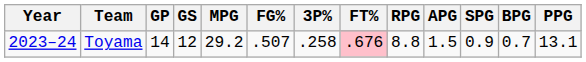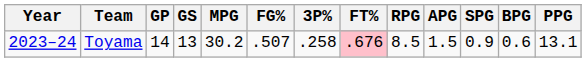(187, 44) 12 -> (187, 44) 13
(224, 44) 29.2 -> (224, 44) 30.2
(406, 44) 8.8 -> (406, 44) 8.5
(516, 44) 0.7 -> (516, 44) 0.6
